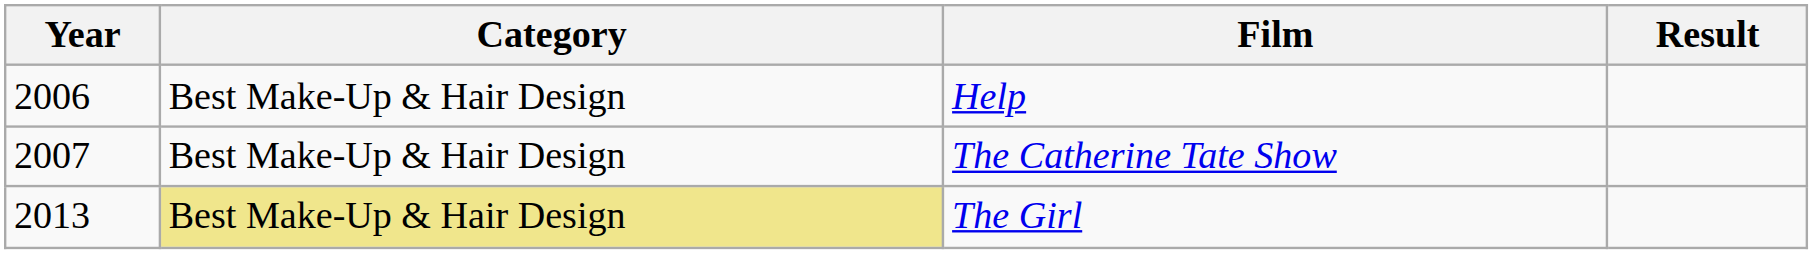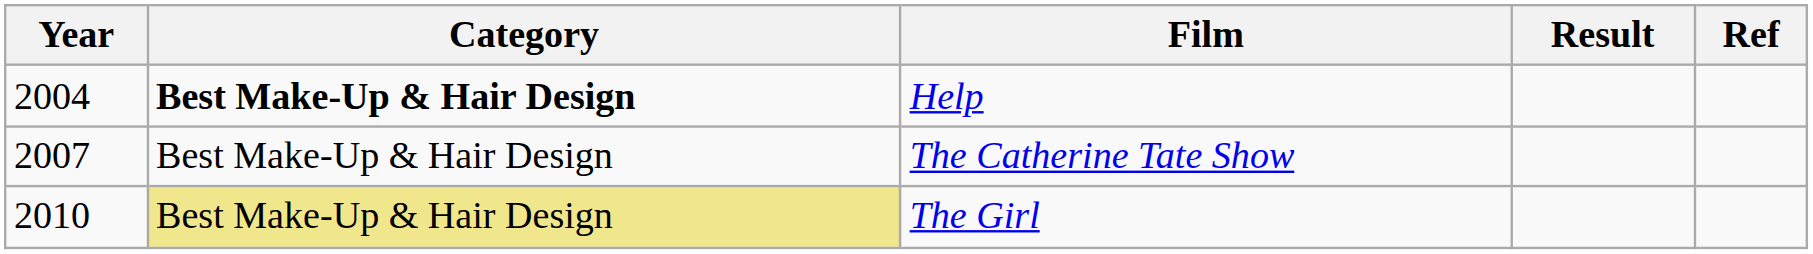+ column: (1751, 34)
(52, 95) 2006 -> (52, 95) 2004
(397, 95) normal -> (396, 95) bold
(52, 215) 2013 -> (52, 215) 2010
